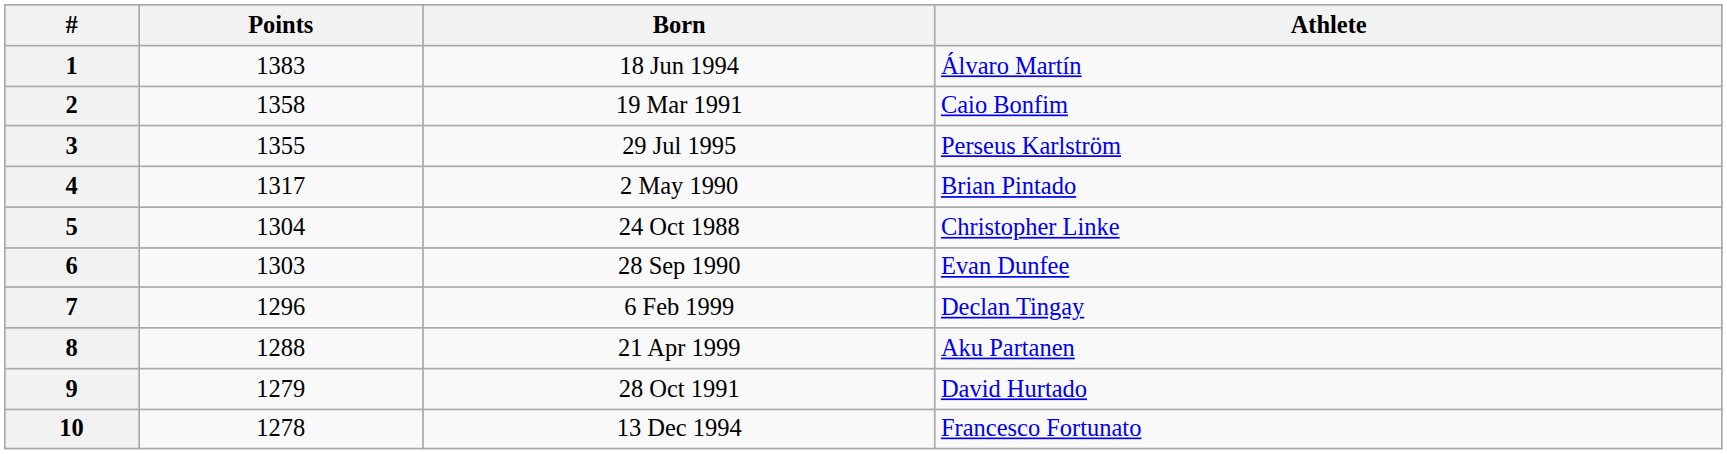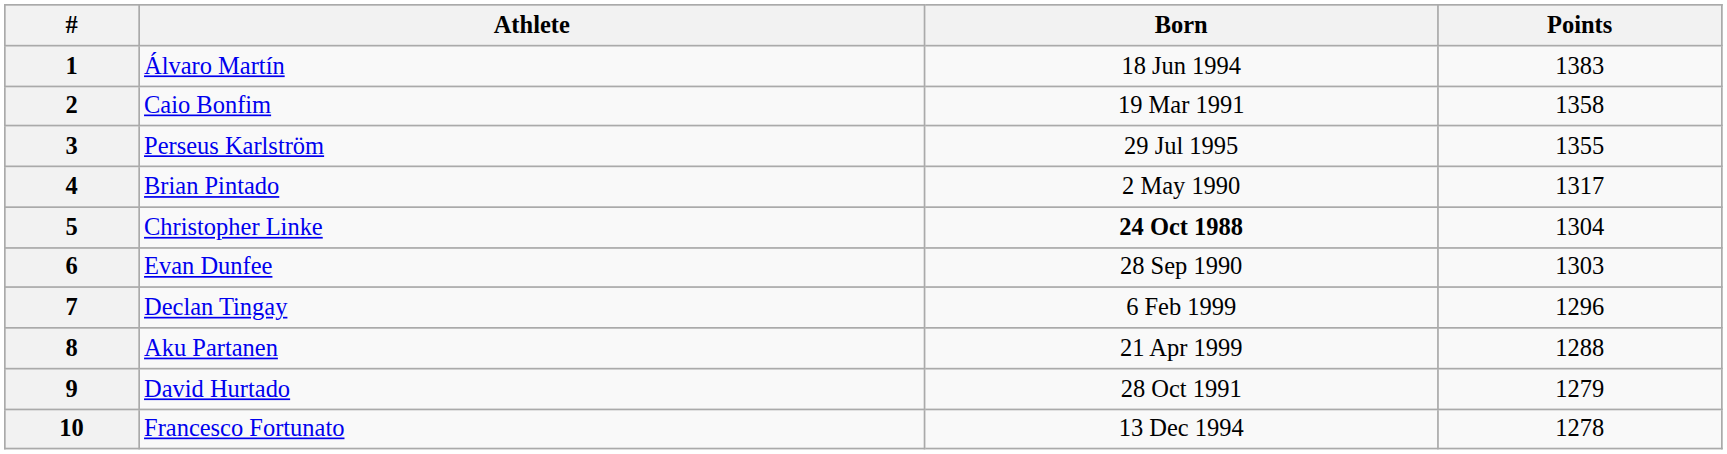columns swapped: (1329, 25) <-> (281, 25)
(679, 226) normal -> (1181, 226) bold
